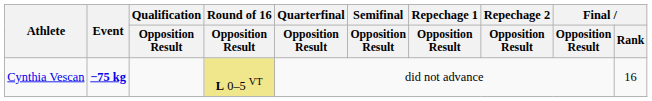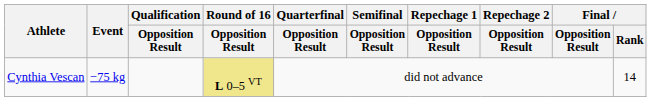(108, 77) bold -> (108, 77) normal
(631, 77) 16 -> (630, 77) 14
